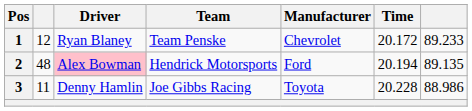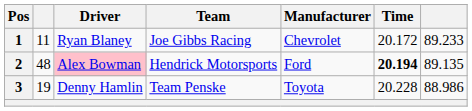(43, 40) 12 -> (43, 40) 11
(188, 40) Team Penske -> (200, 40) Joe Gibbs Racing
(398, 64) normal -> (398, 64) bold
(43, 88) 11 -> (43, 88) 19
(200, 88) Joe Gibbs Racing -> (188, 88) Team Penske
